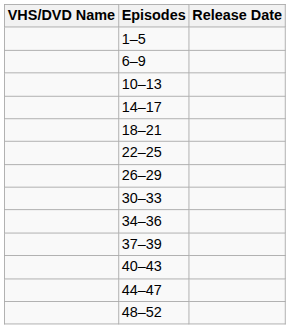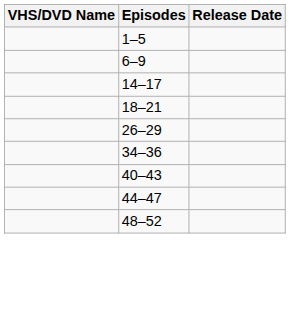- row: (142, 84)
- row: (142, 152)
- row: (142, 198)
- row: (142, 244)
